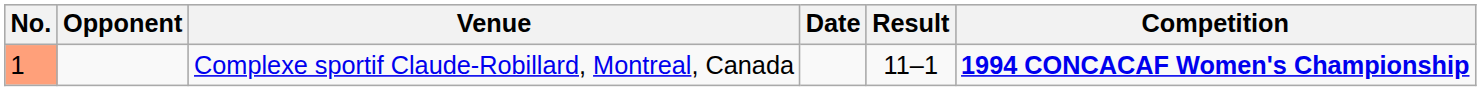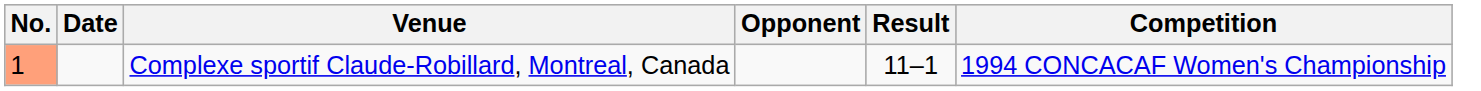columns swapped: (833, 24) <-> (123, 24)
(1215, 64) bold -> (1204, 64) normal
